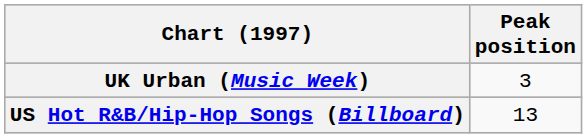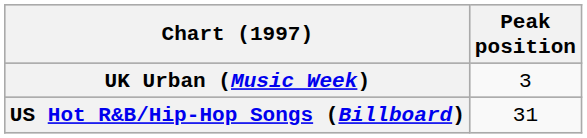(525, 115) 13 -> (525, 115) 31
